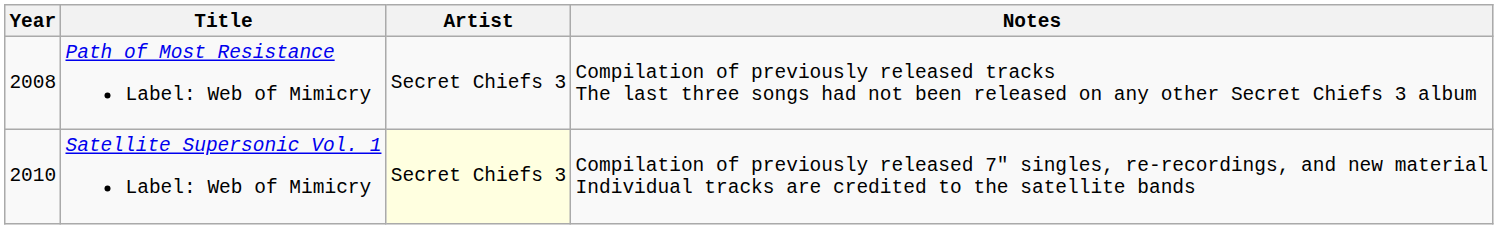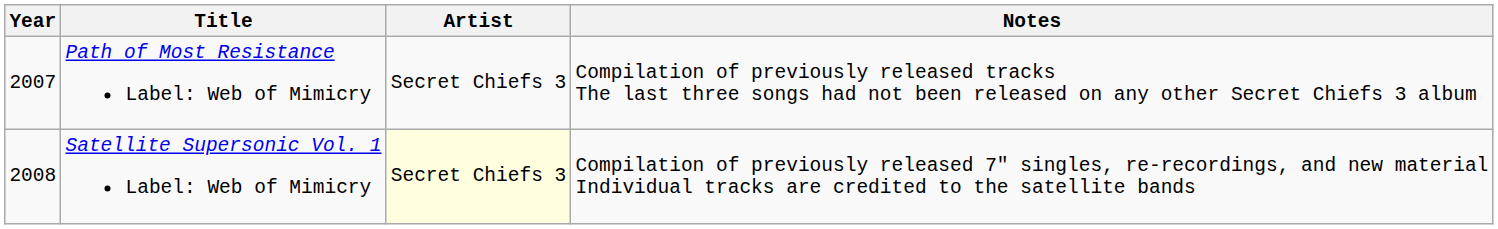(33, 83) 2008 -> (33, 83) 2007
(33, 176) 2010 -> (33, 176) 2008
